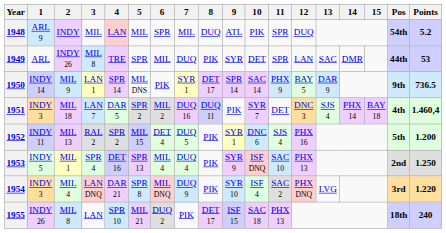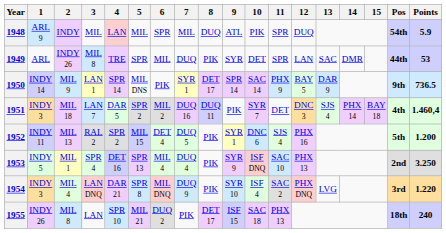(426, 33) 5.2 -> (426, 33) 5.9
(426, 163) 1.250 -> (426, 163) 3.250
